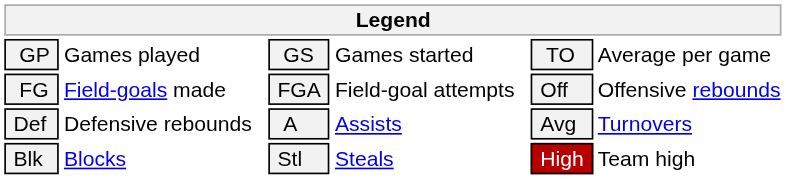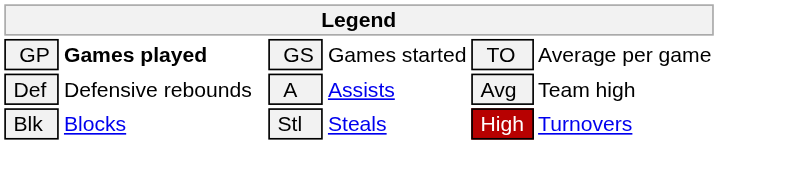(132, 55) normal -> (136, 55) bold
- row: (31, 89)
(645, 124) Turnovers -> (587, 89) Team high
(646, 159) Team high -> (585, 124) Turnovers
